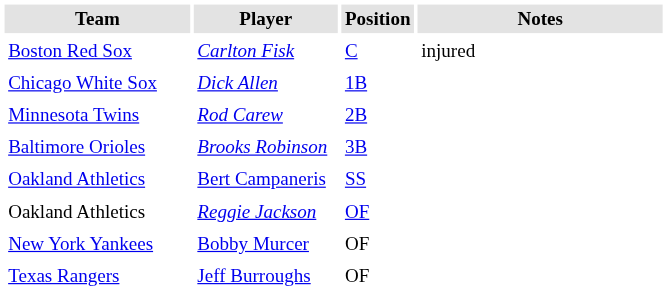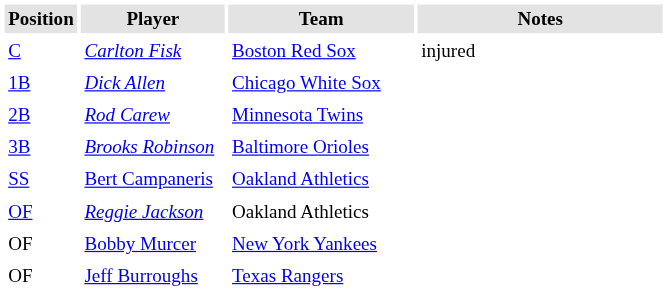columns swapped: (378, 18) <-> (97, 18)
